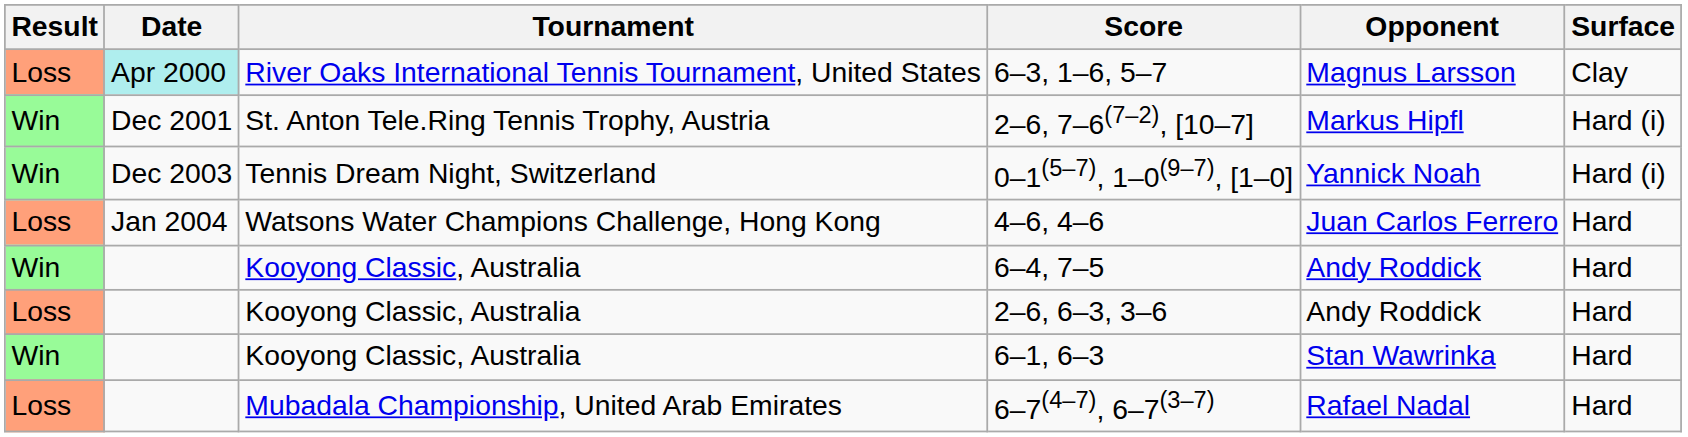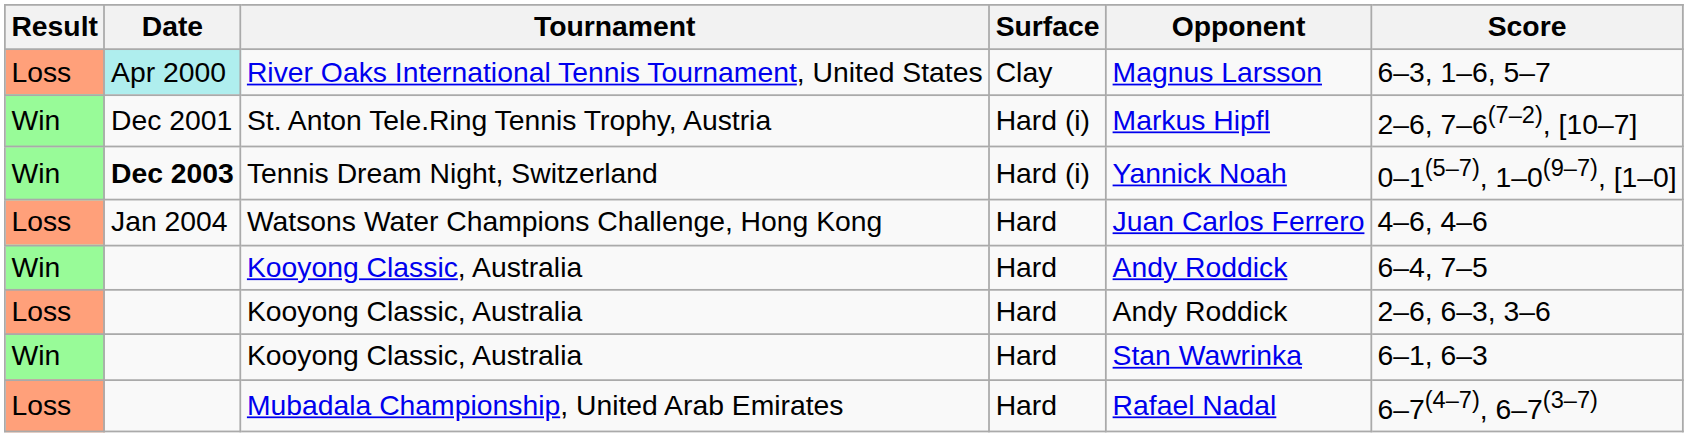columns swapped: (1623, 26) <-> (1144, 26)
(172, 173) normal -> (172, 173) bold
